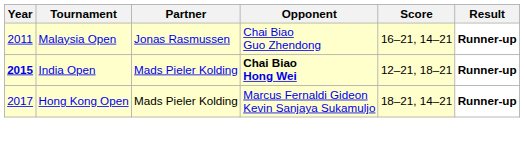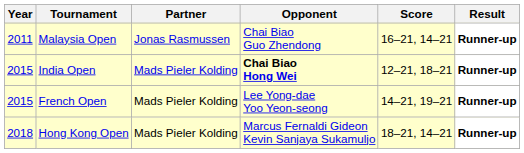(20, 70) bold -> (20, 70) normal
+ row: (73, 102)
(20, 102) 2017 -> (20, 133) 2018
